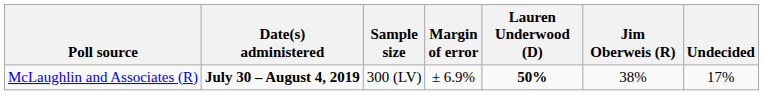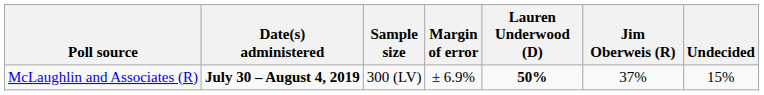(633, 77) 38% -> (633, 77) 37%
(721, 77) 17% -> (721, 77) 15%
